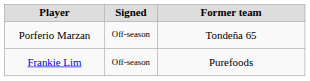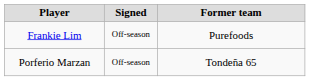rows swapped: (54, 62) <-> (54, 35)
